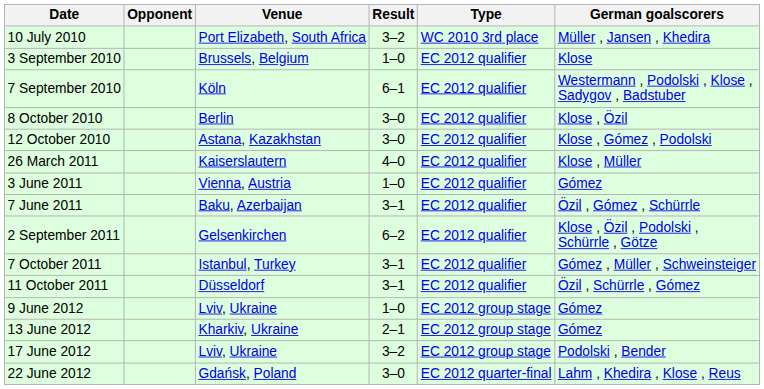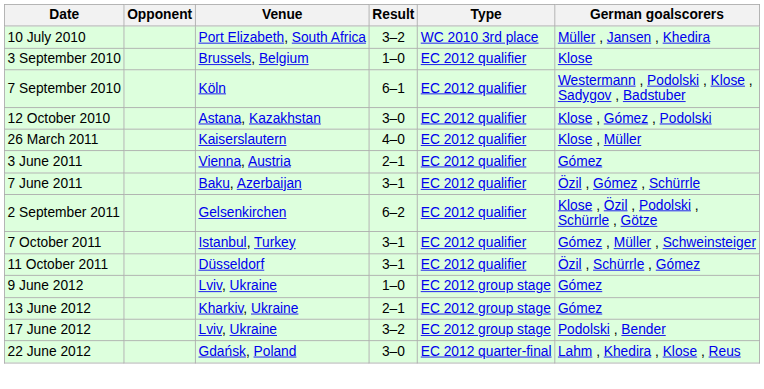- row: (55, 118)
(393, 183) 1–0 -> (393, 161) 2–1
